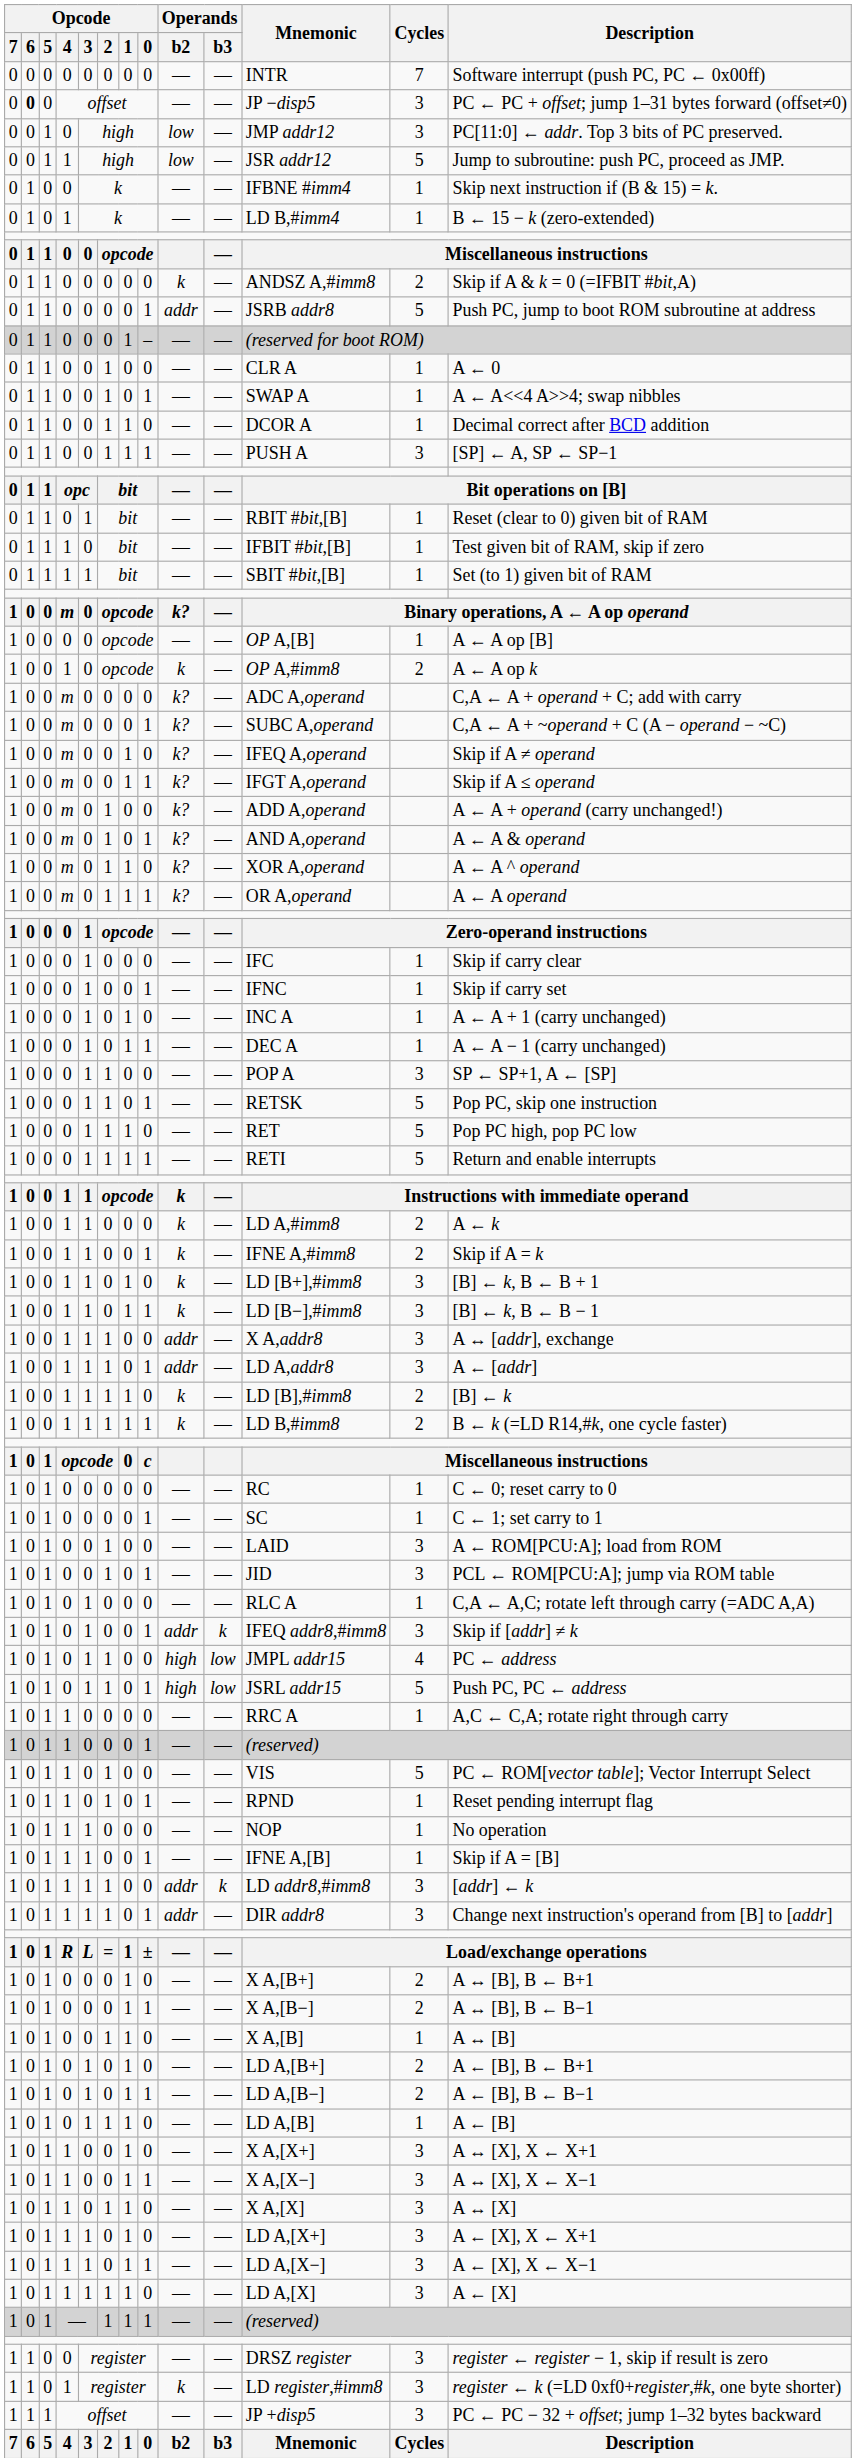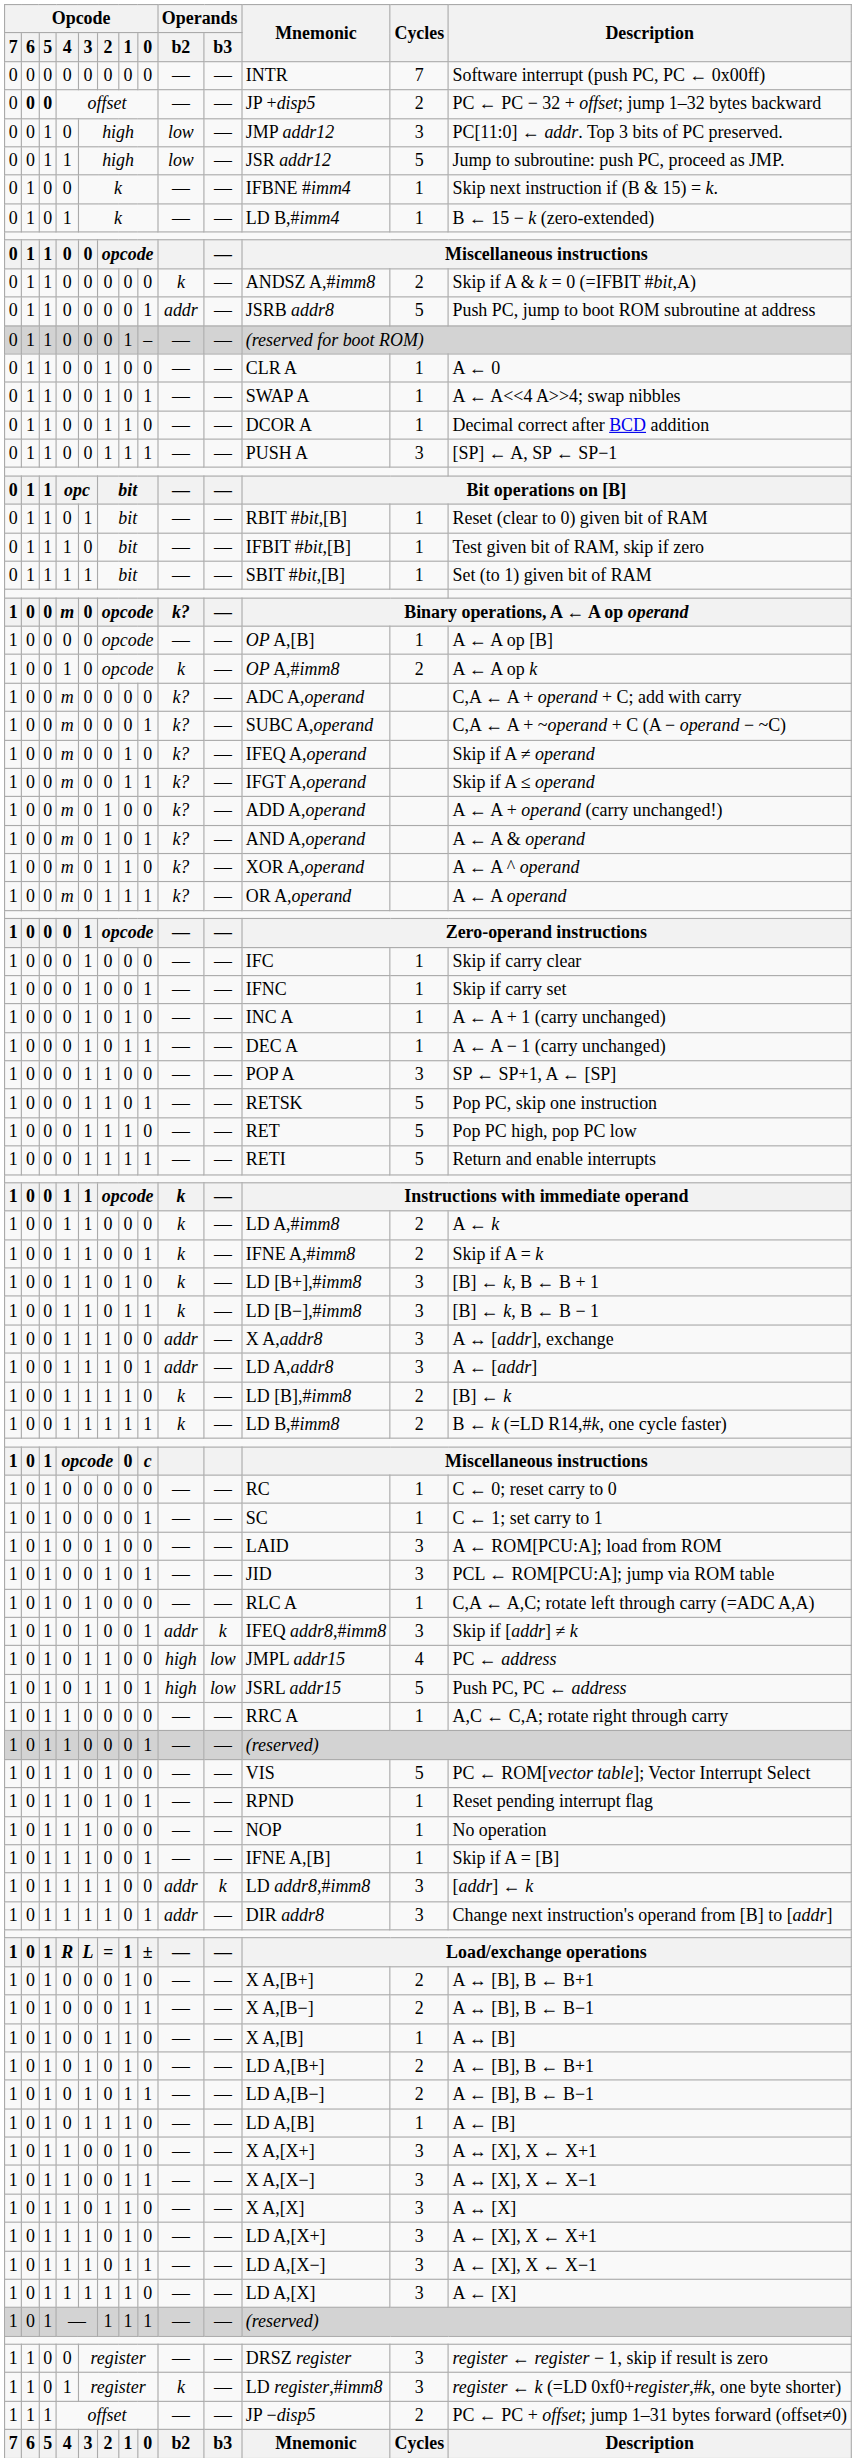(48, 103) normal -> (48, 103) bold
(281, 103) JP −disp5 -> (281, 103) JP +disp5
(419, 103) 3 -> (419, 103) 2
(650, 103) PC ← PC + offset; jump 1–31 bytes forward (offset≠0) -> (637, 103) PC ← PC − 32 + offset; jump 1–32 bytes backward
(281, 2415) JP +disp5 -> (281, 2415) JP −disp5
(419, 2415) 3 -> (419, 2415) 2
(637, 2415) PC ← PC − 32 + offset; jump 1–32 bytes backward -> (650, 2415) PC ← PC + offset; jump 1–31 bytes forward (offset≠0)
